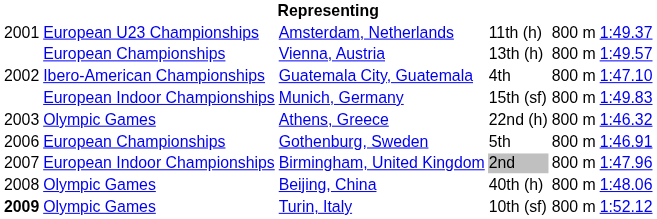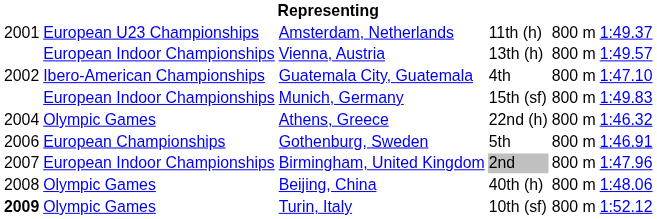(134, 54) European Championships -> (159, 54) European Indoor Championships
(22, 119) 2003 -> (22, 119) 2004
